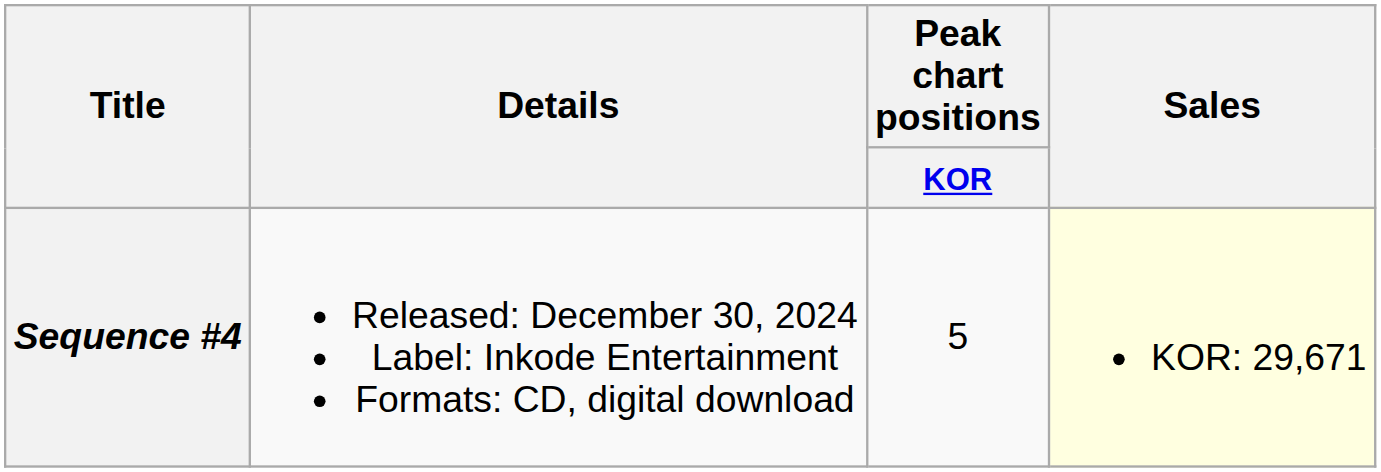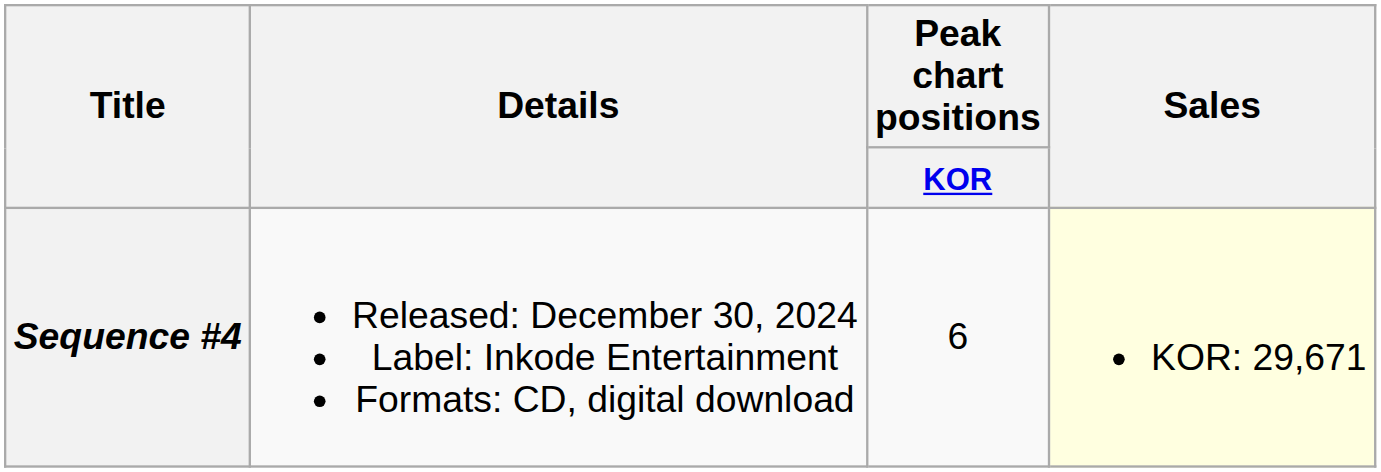(958, 336) 5 -> (958, 336) 6
